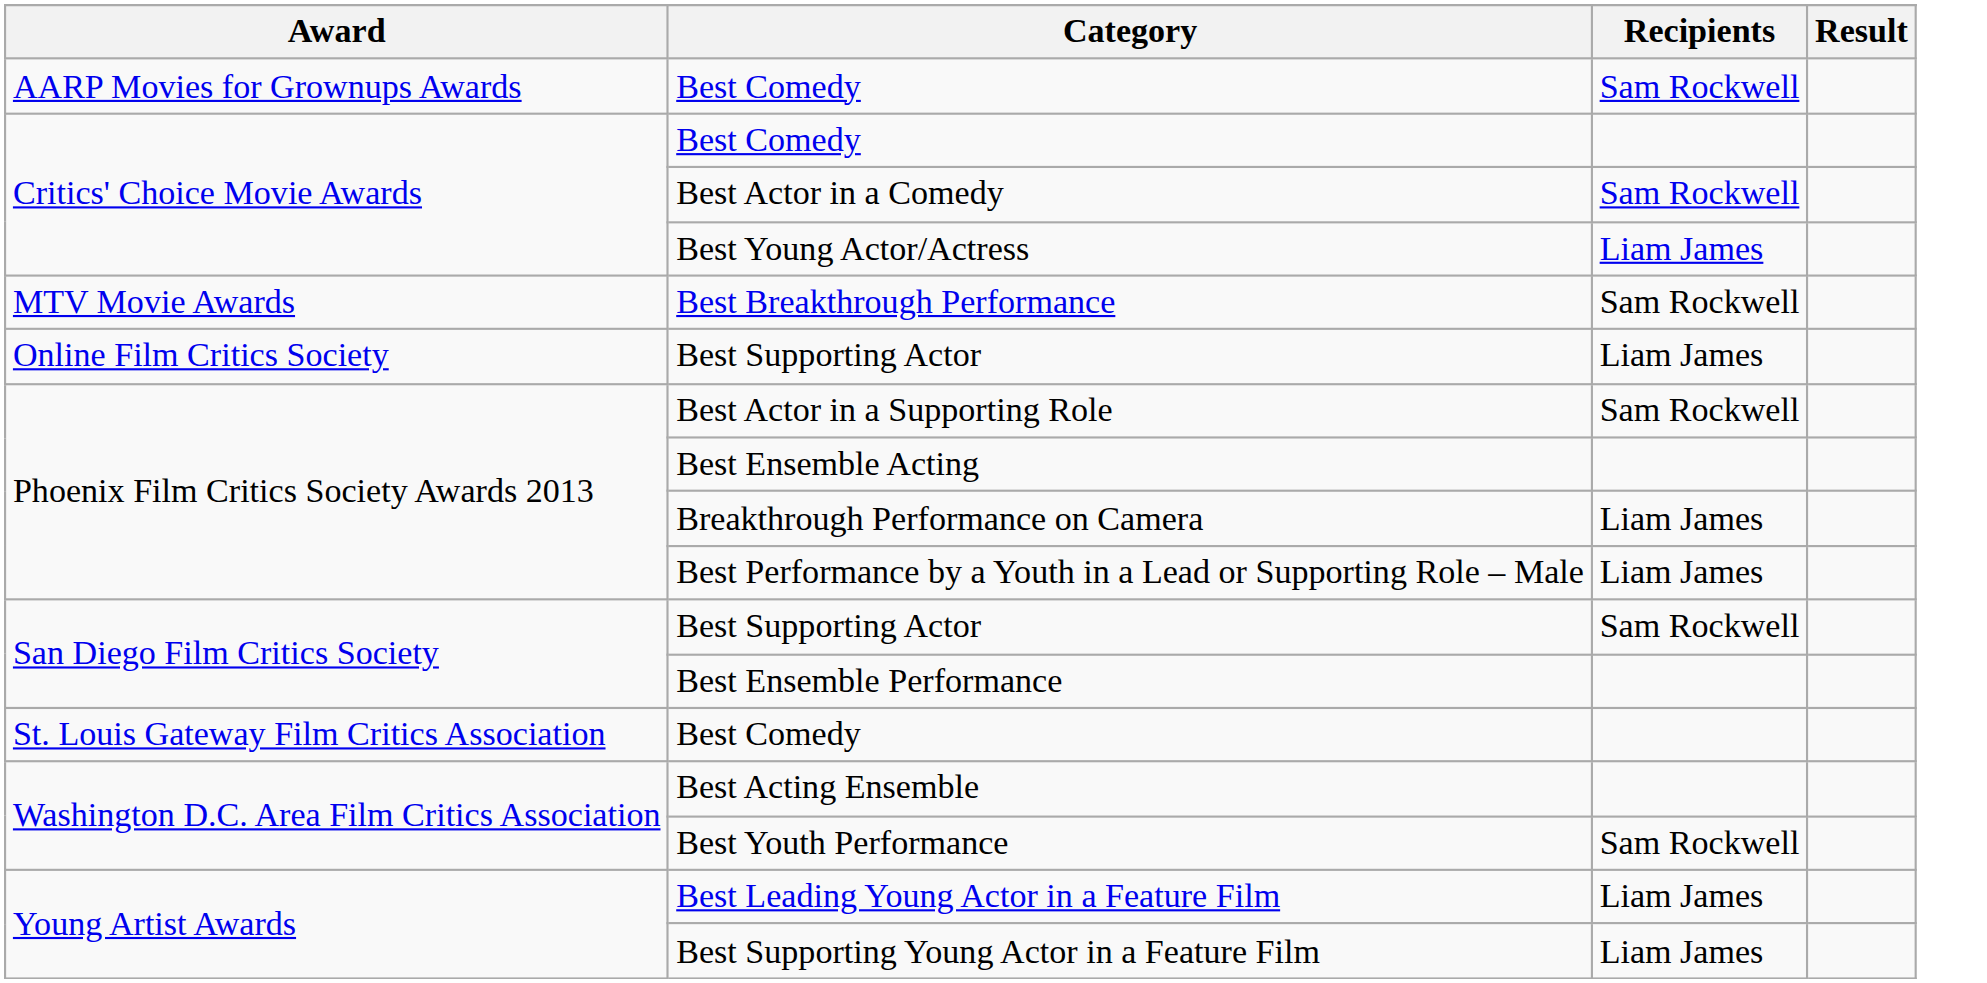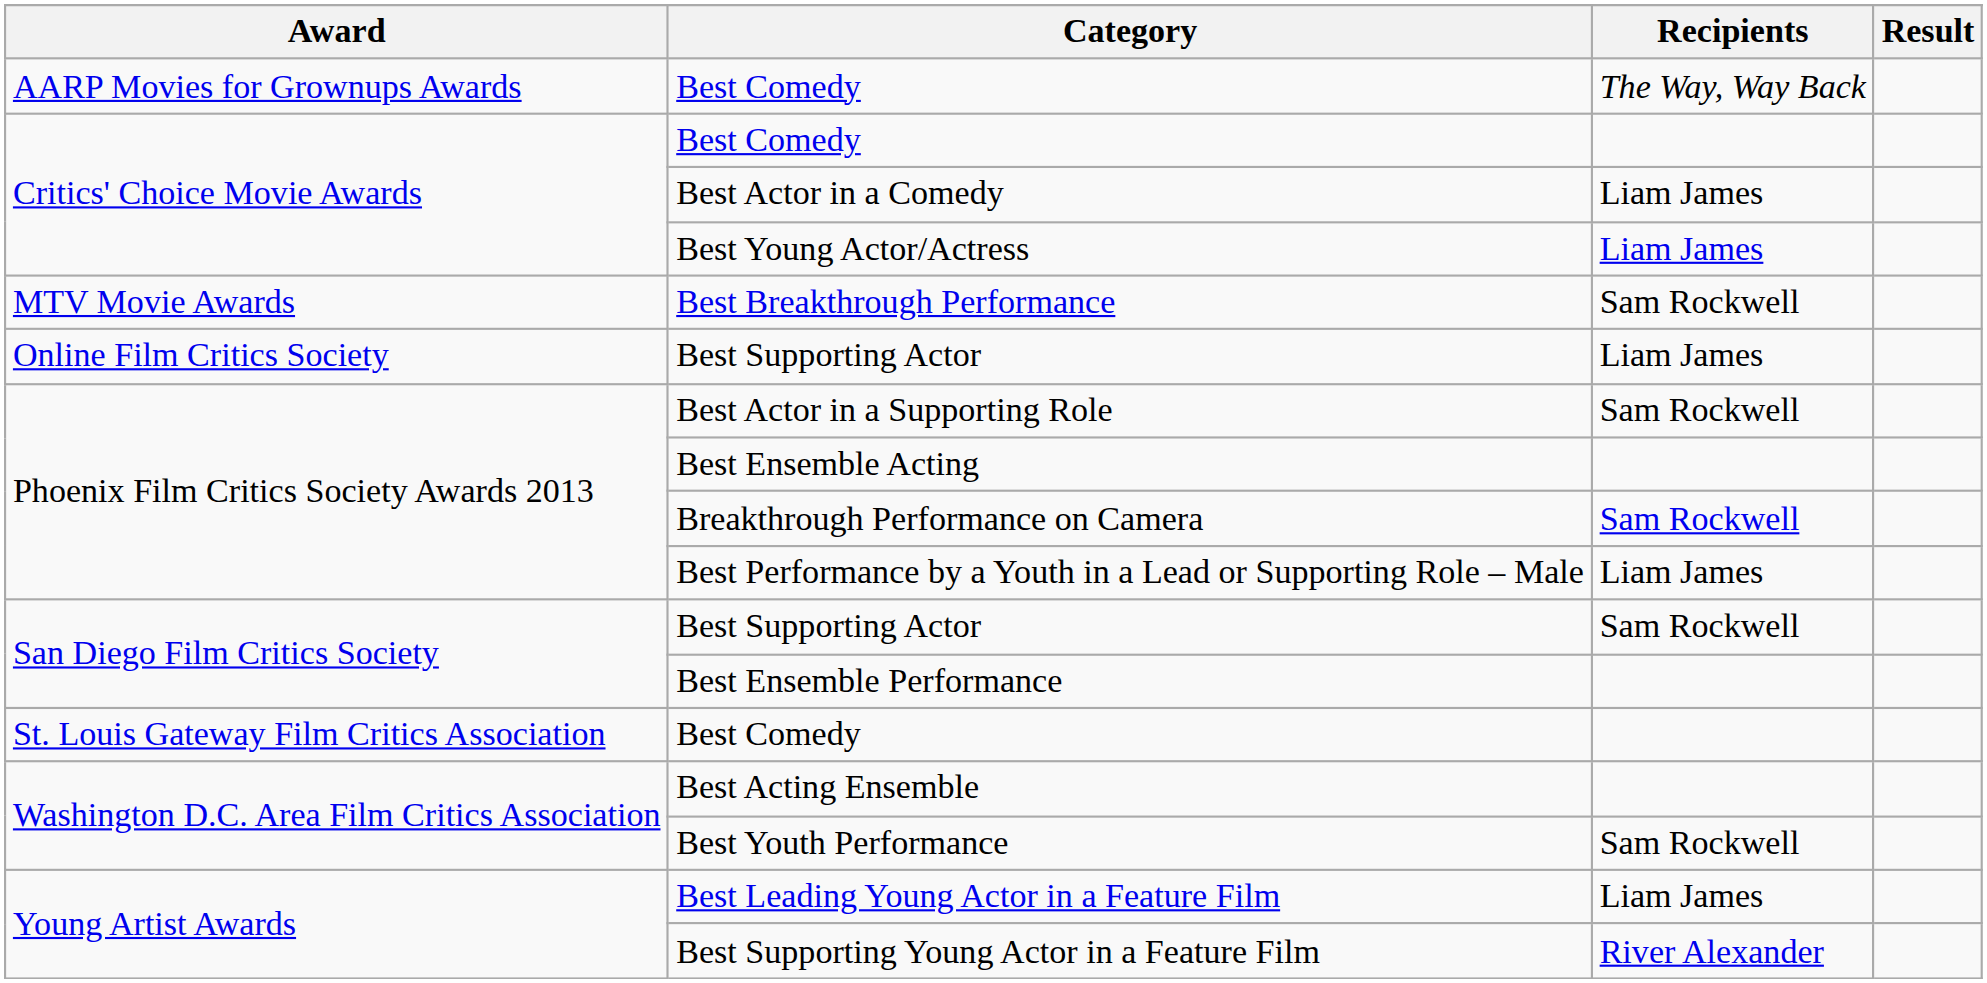(1699, 85) Sam Rockwell -> (1733, 85) The Way, Way Back
(1699, 193) Sam Rockwell -> (1682, 193) Liam James
(1682, 517) Liam James -> (1699, 517) Sam Rockwell
(1682, 950) Liam James -> (1712, 950) River Alexander
